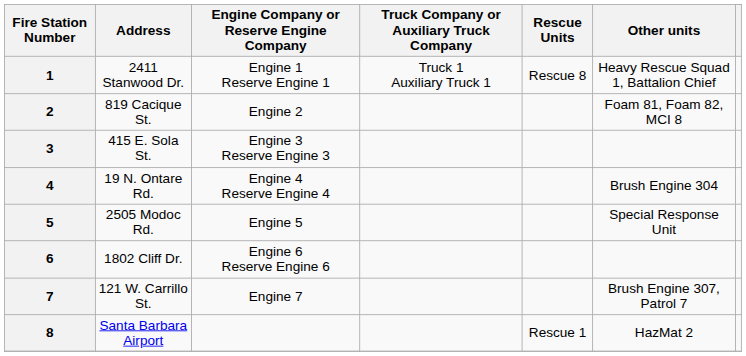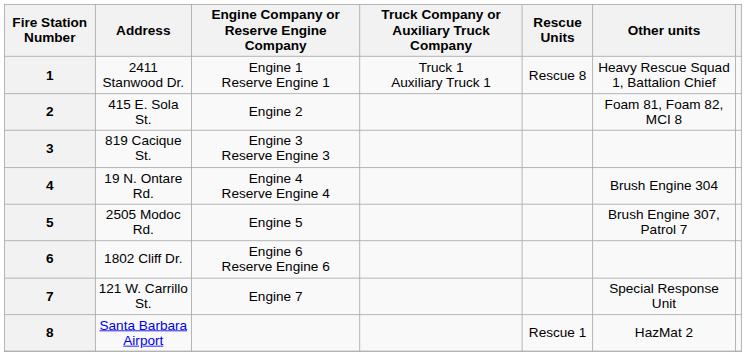(143, 111) 819 Cacique St. -> (143, 111) 415 E. Sola St.
(143, 148) 415 E. Sola St. -> (143, 148) 819 Cacique St.
(664, 222) Special Response Unit -> (664, 222) Brush Engine 307, Patrol 7
(664, 296) Brush Engine 307, Patrol 7 -> (664, 296) Special Response Unit
